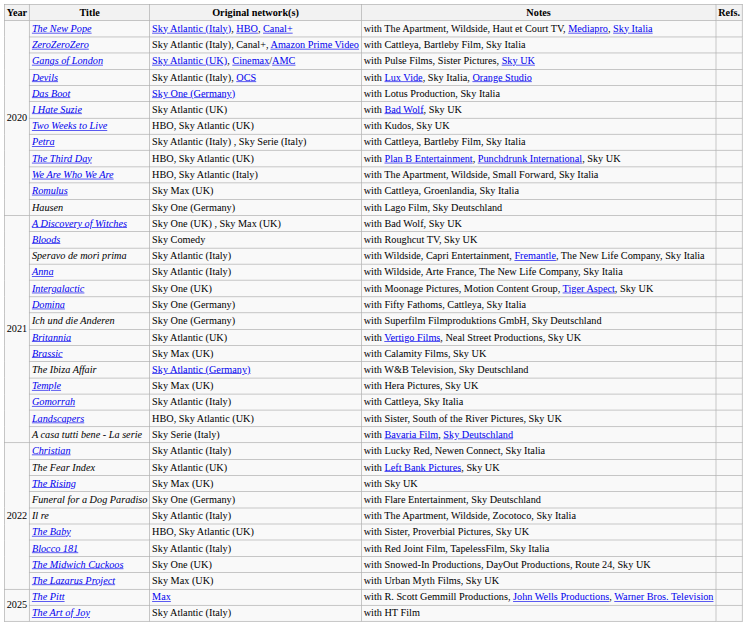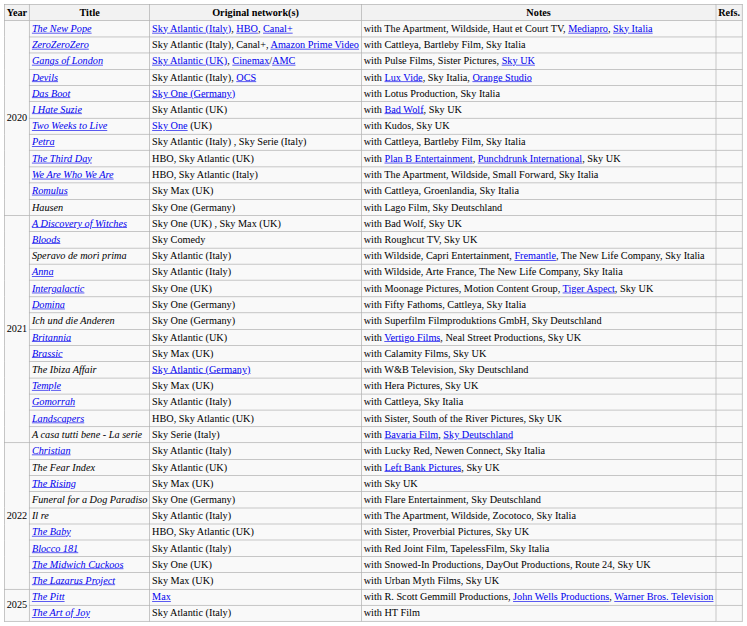(203, 126) HBO, Sky Atlantic (UK) -> (182, 126) Sky One (UK)
